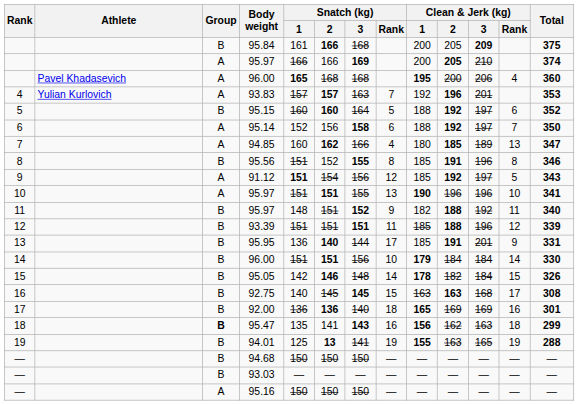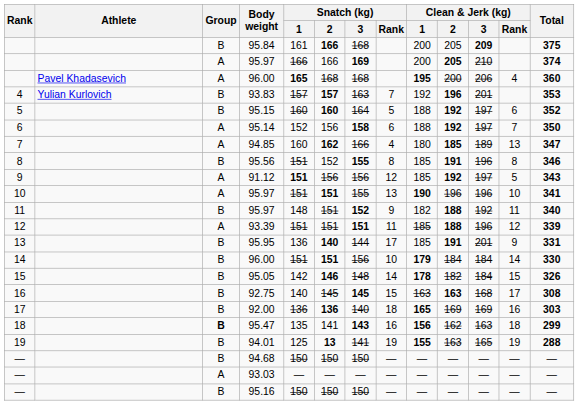(221, 95) A -> (221, 95) B
(330, 177) 154 -> (330, 177) 156
(221, 227) B -> (221, 227) A
(552, 309) 301 -> (552, 309) 303
(221, 375) B -> (221, 375) A
(221, 392) A -> (221, 392) B
